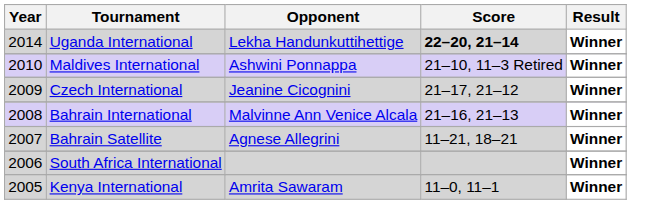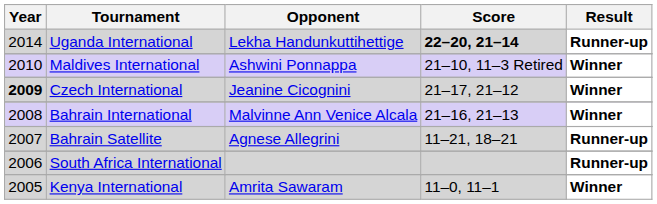(596, 41) Winner -> (609, 41) Runner-up
(25, 90) normal -> (25, 90) bold
(596, 139) Winner -> (609, 139) Runner-up
(596, 163) Winner -> (609, 163) Runner-up
